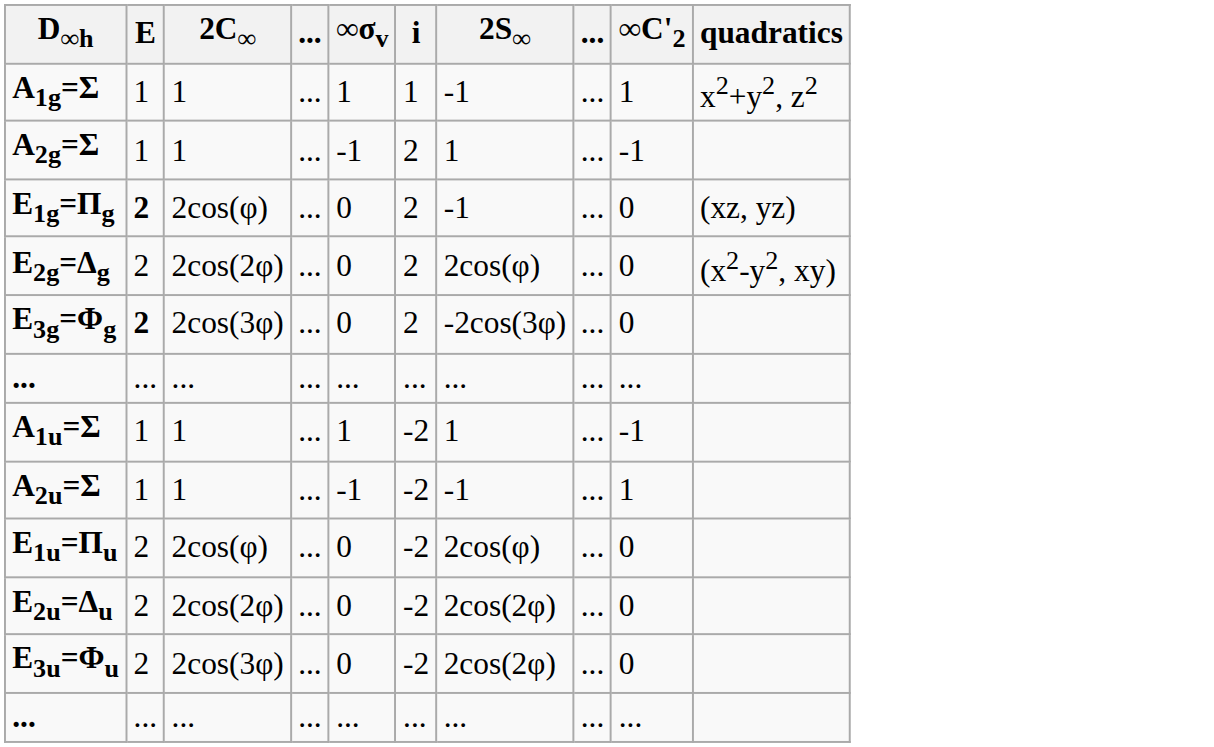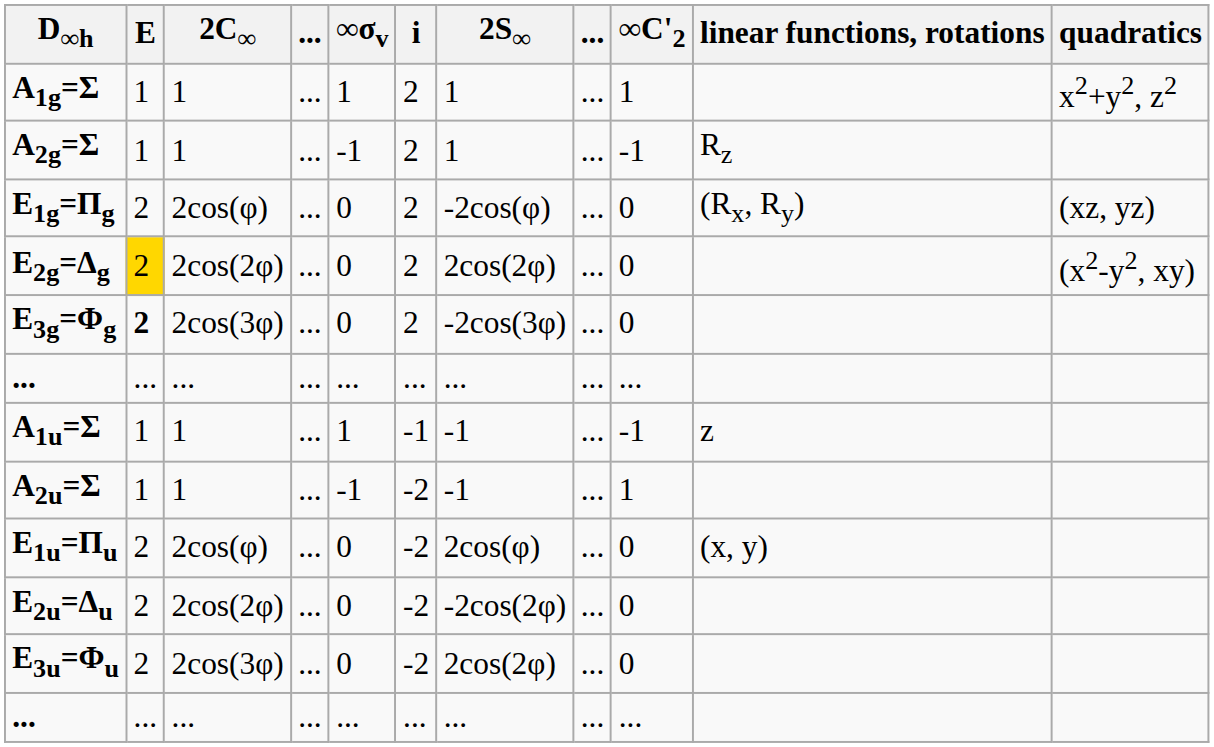+ column: (872, 33)
(411, 91) 1 -> (411, 91) 2
(457, 91) -1 -> (452, 91) 1
(141, 207) bold -> (141, 207) normal
(457, 207) -1 -> (497, 207) -2cos(φ)
(141, 265) no background -> (141, 265) gold background
(492, 265) 2cos(φ) -> (500, 265) 2cos(2φ)
(416, 431) -2 -> (416, 431) -1
(452, 431) 1 -> (457, 431) -1
(500, 605) 2cos(2φ) -> (505, 605) -2cos(2φ)
